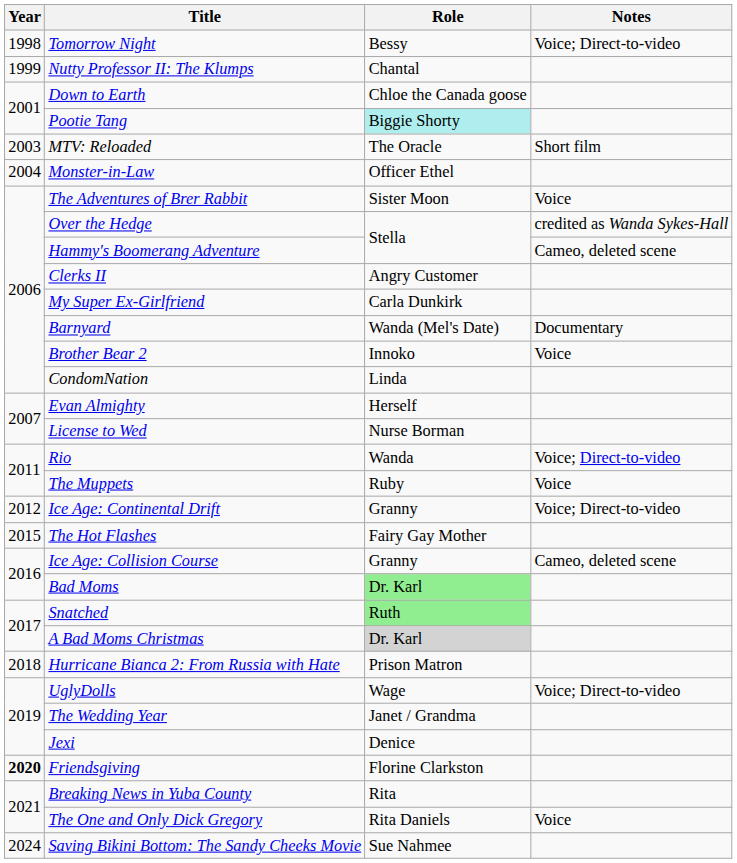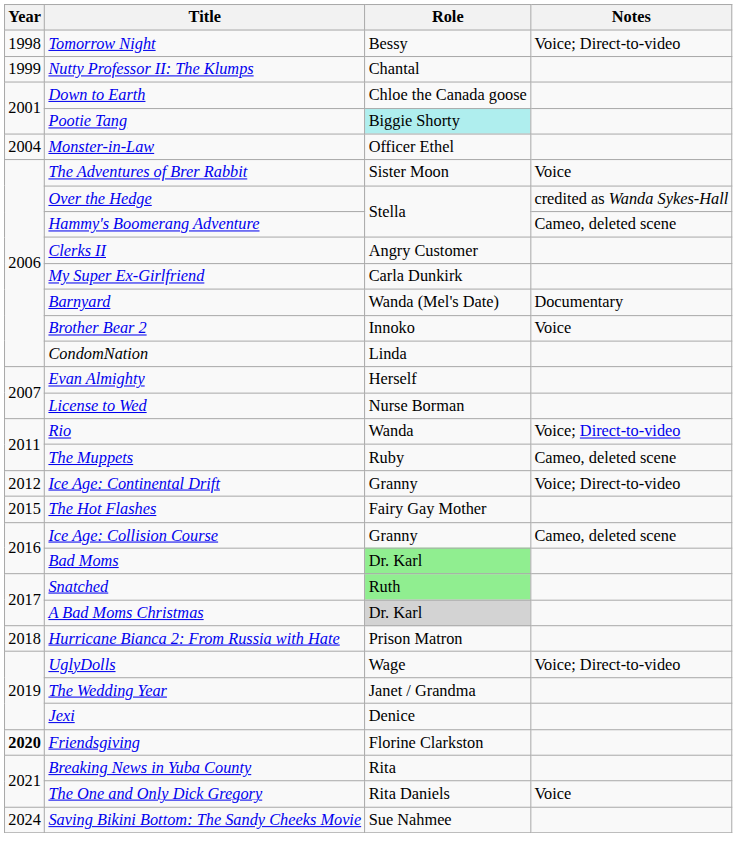- row: (100, 146)
(553, 483) Voice -> (605, 457) Cameo, deleted scene
